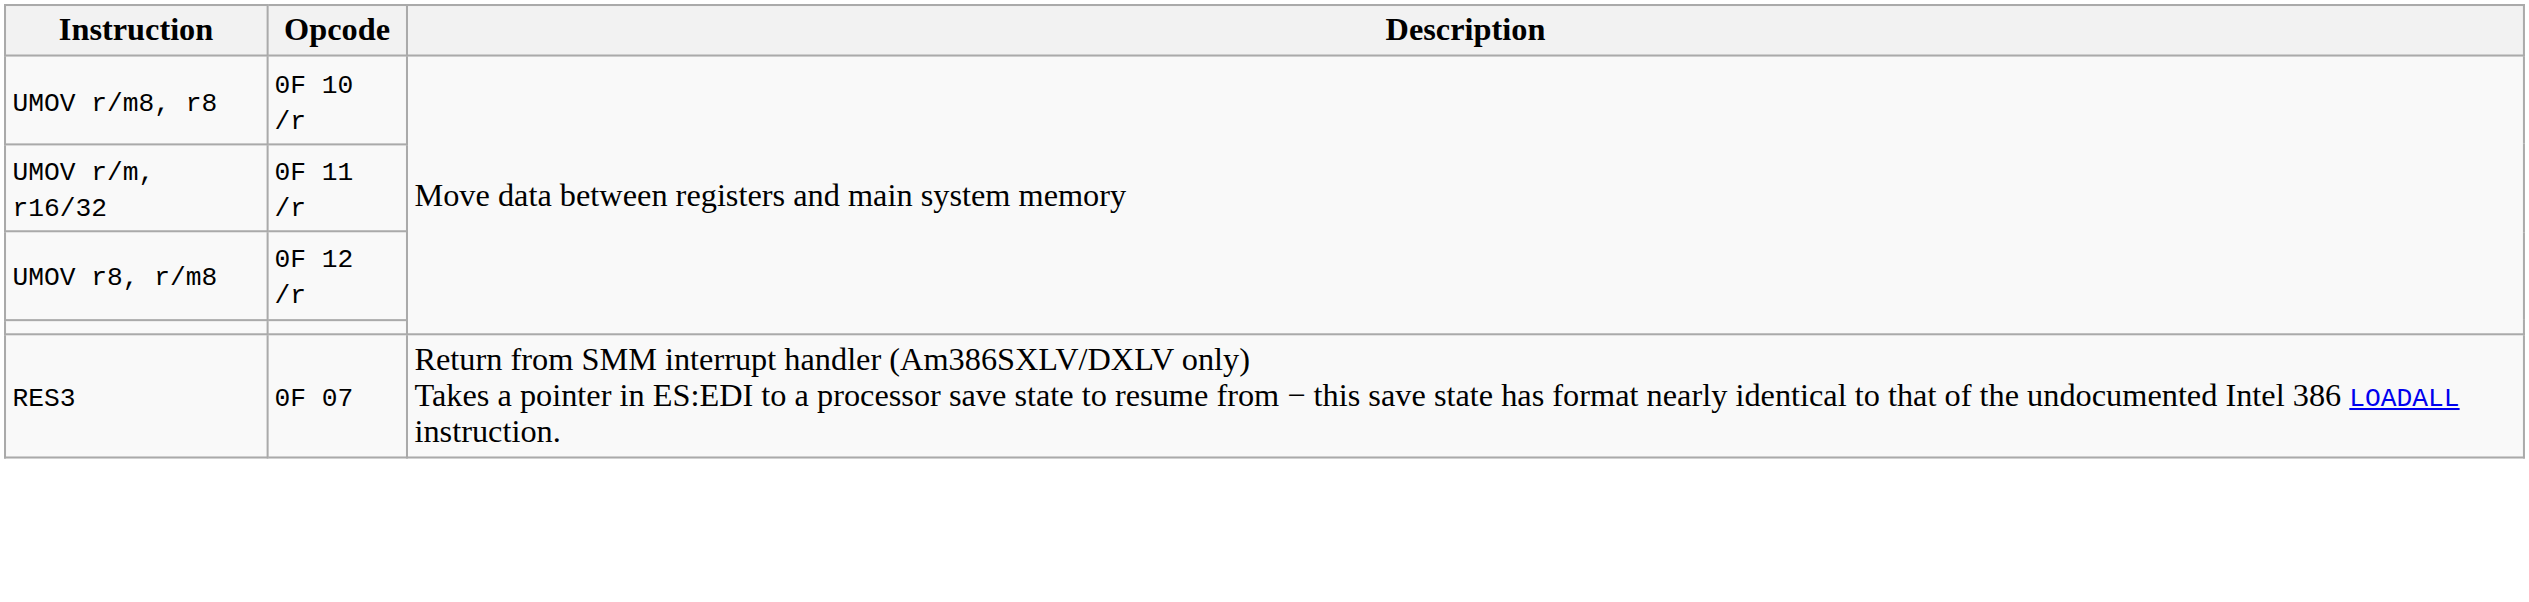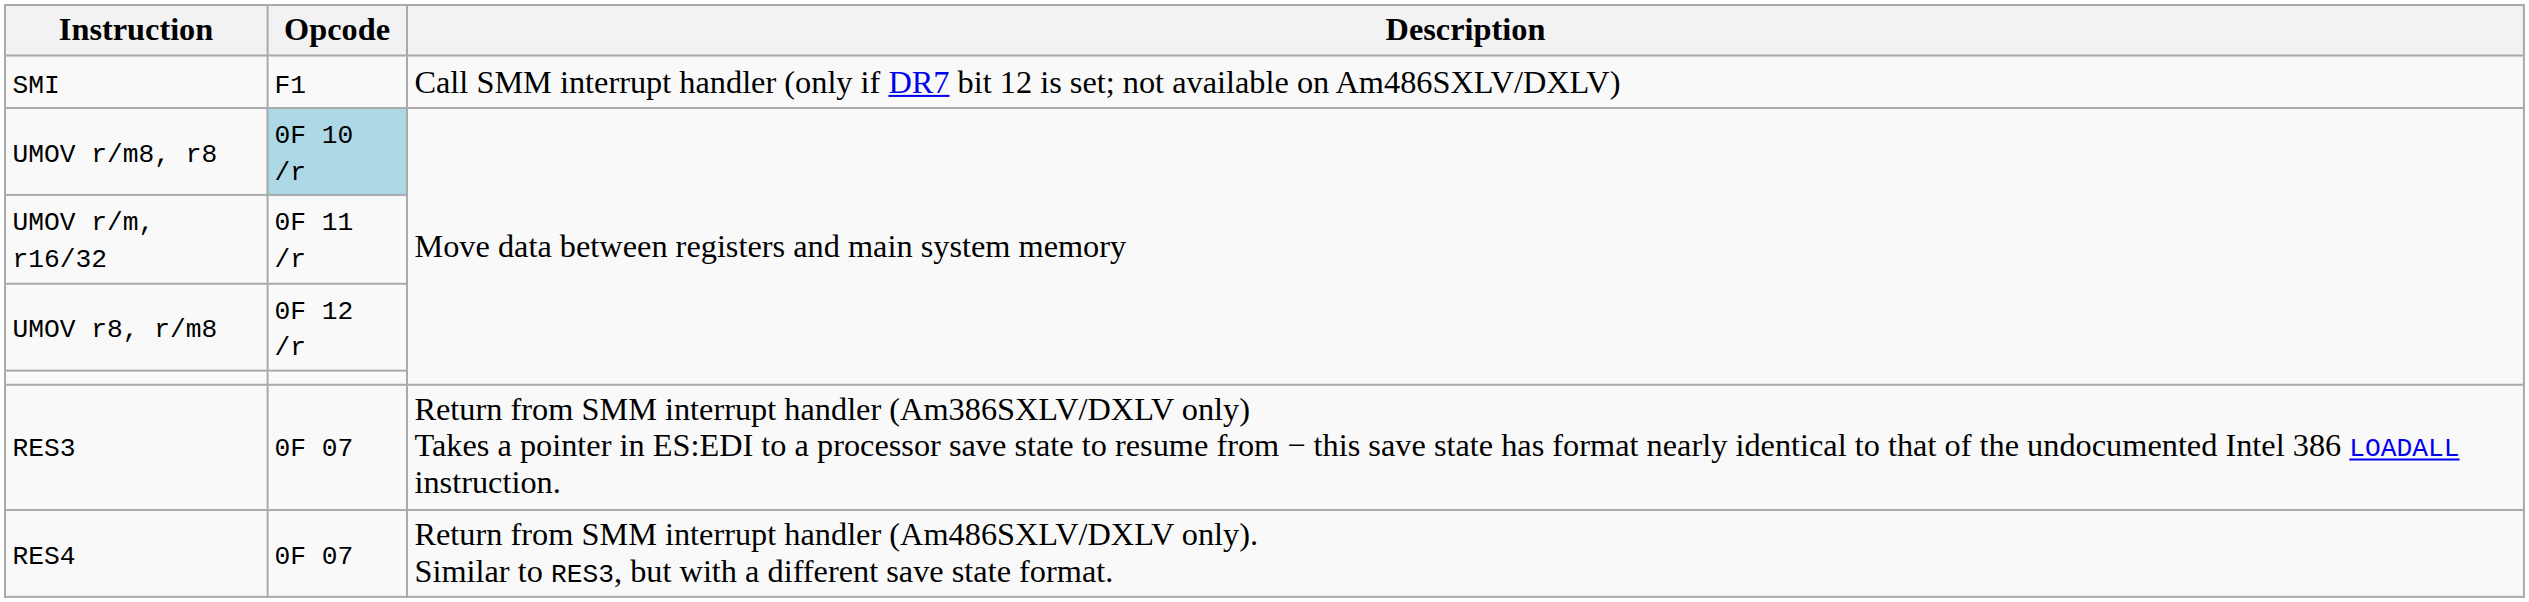+ row: (36, 85)
(314, 103) no background -> (314, 154) lightblue background
+ row: (44, 556)
